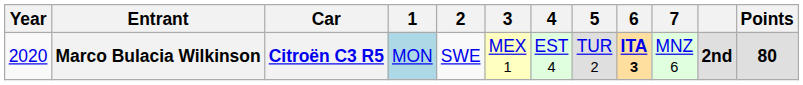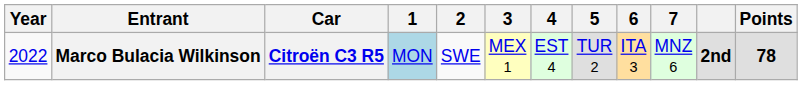(28, 56) 2020 -> (28, 56) 2022
(634, 56) bold -> (633, 56) normal
(767, 56) 80 -> (766, 56) 78
